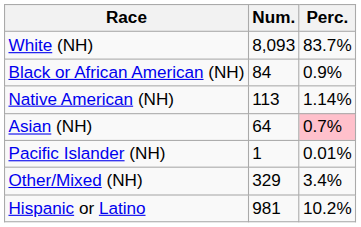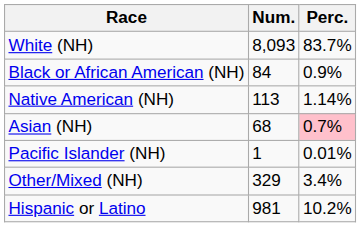(262, 126) 64 -> (262, 126) 68
